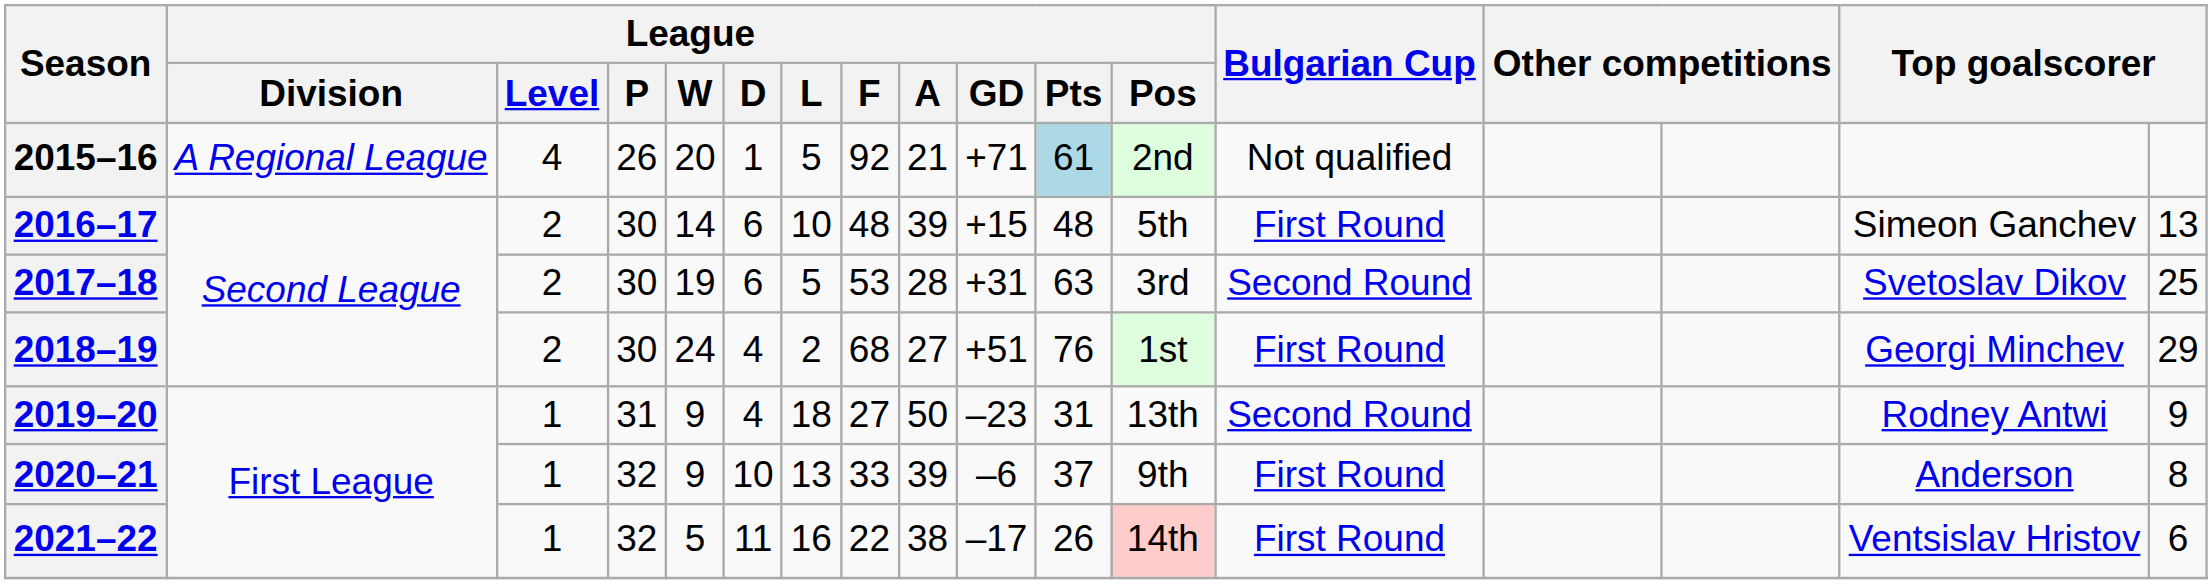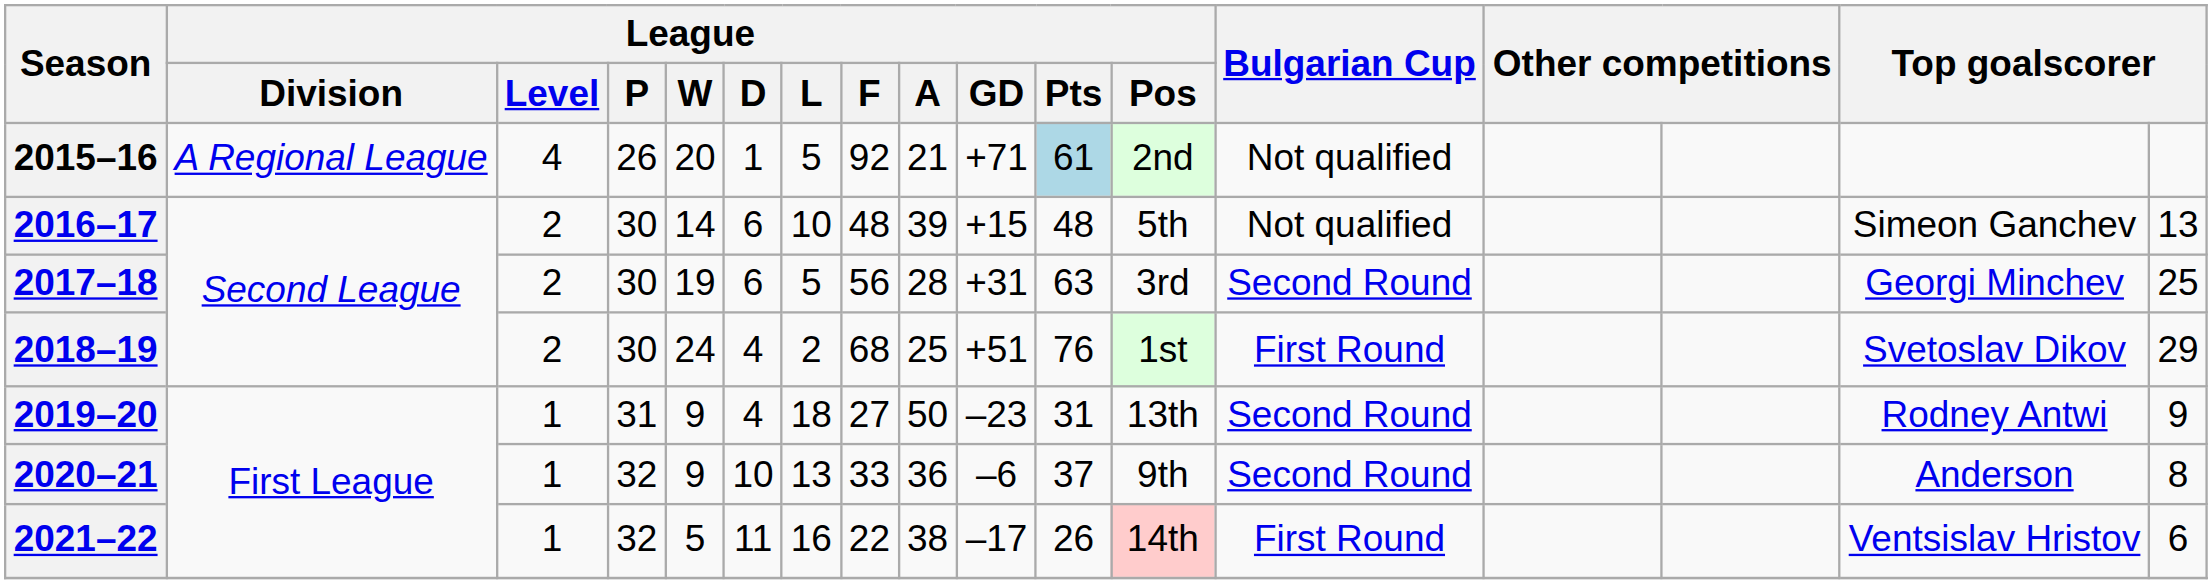(1349, 224) First Round -> (1349, 224) Not qualified
(869, 283) 53 -> (869, 283) 56
(1995, 283) Svetoslav Dikov -> (1995, 283) Georgi Minchev
(928, 349) 27 -> (928, 349) 25
(1995, 349) Georgi Minchev -> (1995, 349) Svetoslav Dikov
(928, 473) 39 -> (928, 473) 36
(1349, 473) First Round -> (1349, 473) Second Round
